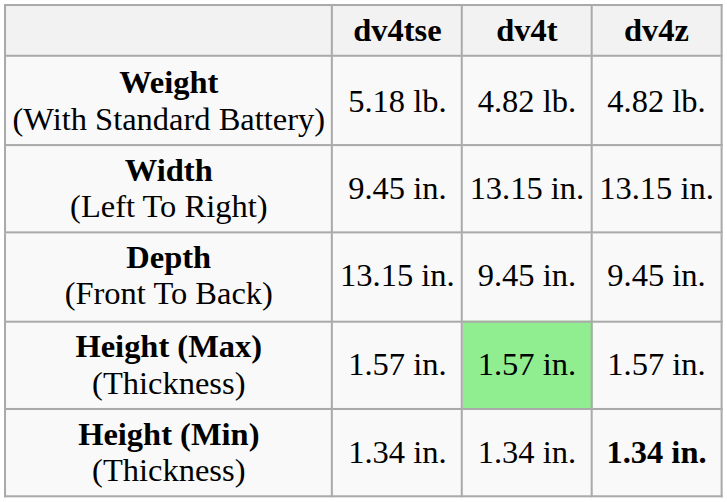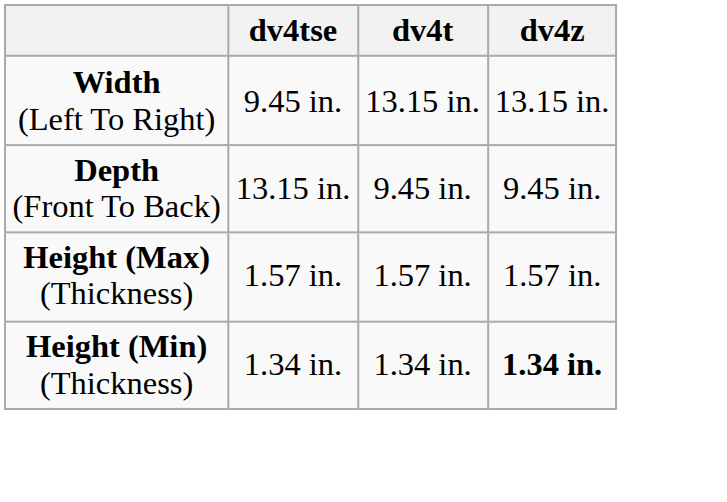- row: (169, 100)
(527, 364) lightgreen background -> (423, 276) no background
